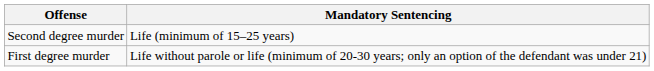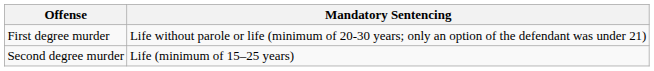rows swapped: (66, 35) <-> (58, 55)
